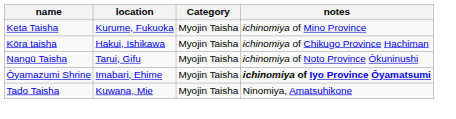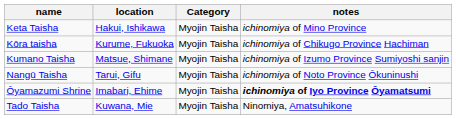(135, 28) Kurume, Fukuoka -> (130, 28) Hakui, Ishikawa
(130, 43) Hakui, Ishikawa -> (135, 43) Kurume, Fukuoka
+ row: (41, 59)
